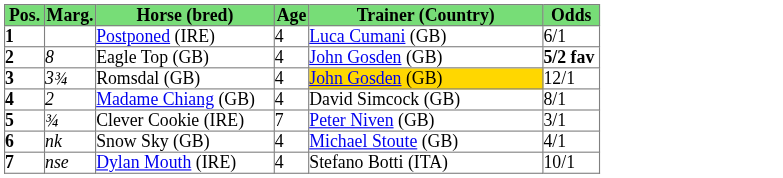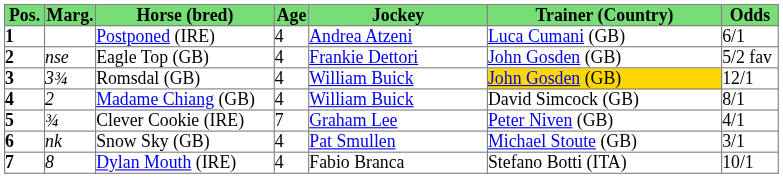+ column: (398, 15)
(50, 57) 8 -> (57, 57) nse
(569, 57) bold -> (747, 57) normal
(555, 120) 3/1 -> (734, 120) 4/1
(555, 141) 4/1 -> (734, 141) 3/1
(57, 162) nse -> (50, 162) 8
